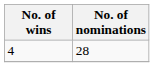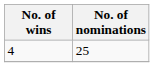(82, 51) 28 -> (82, 51) 25
